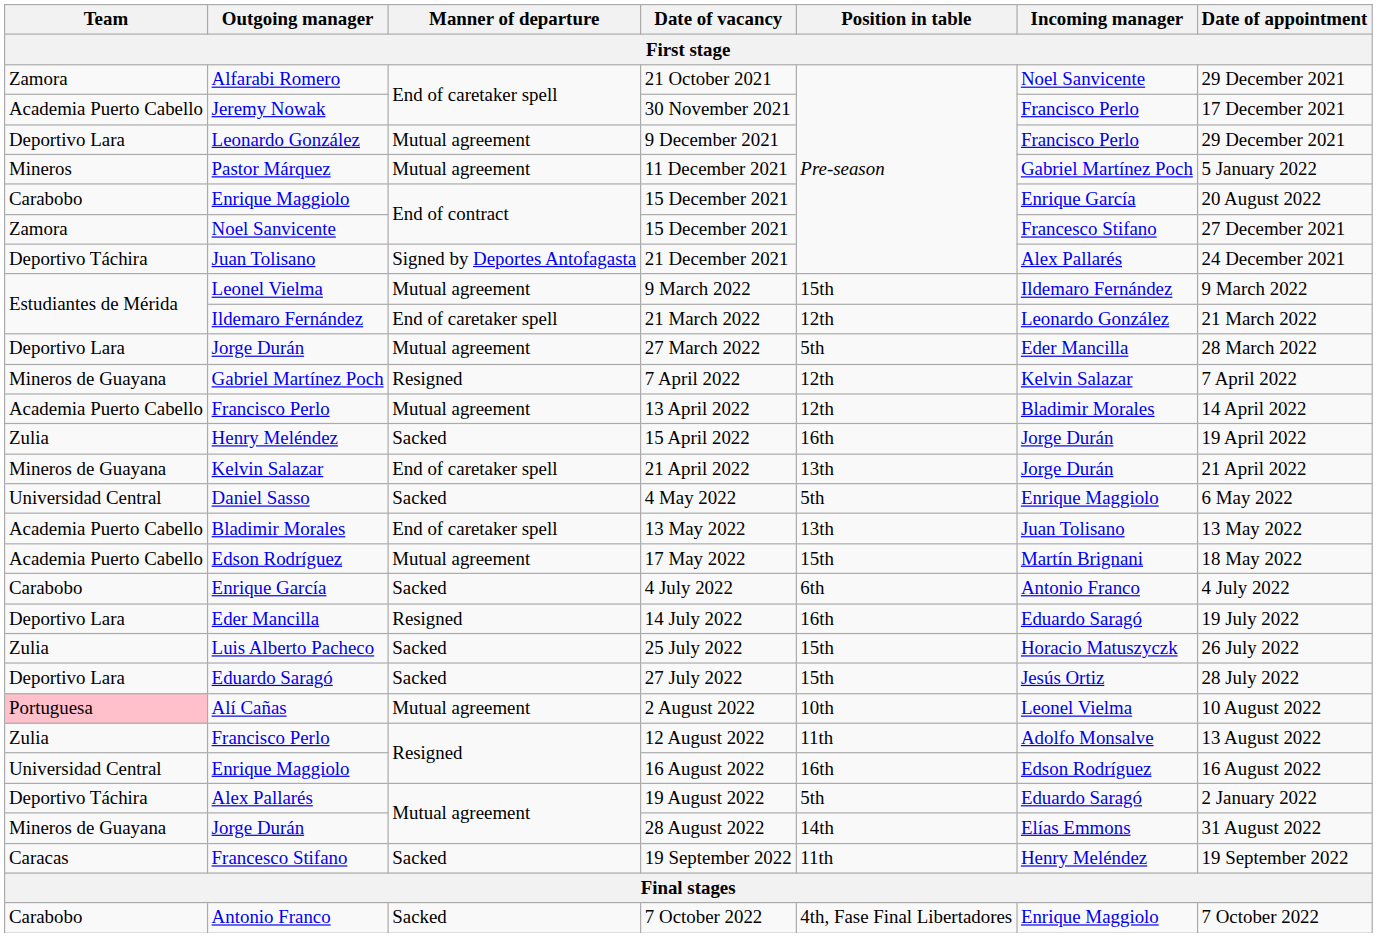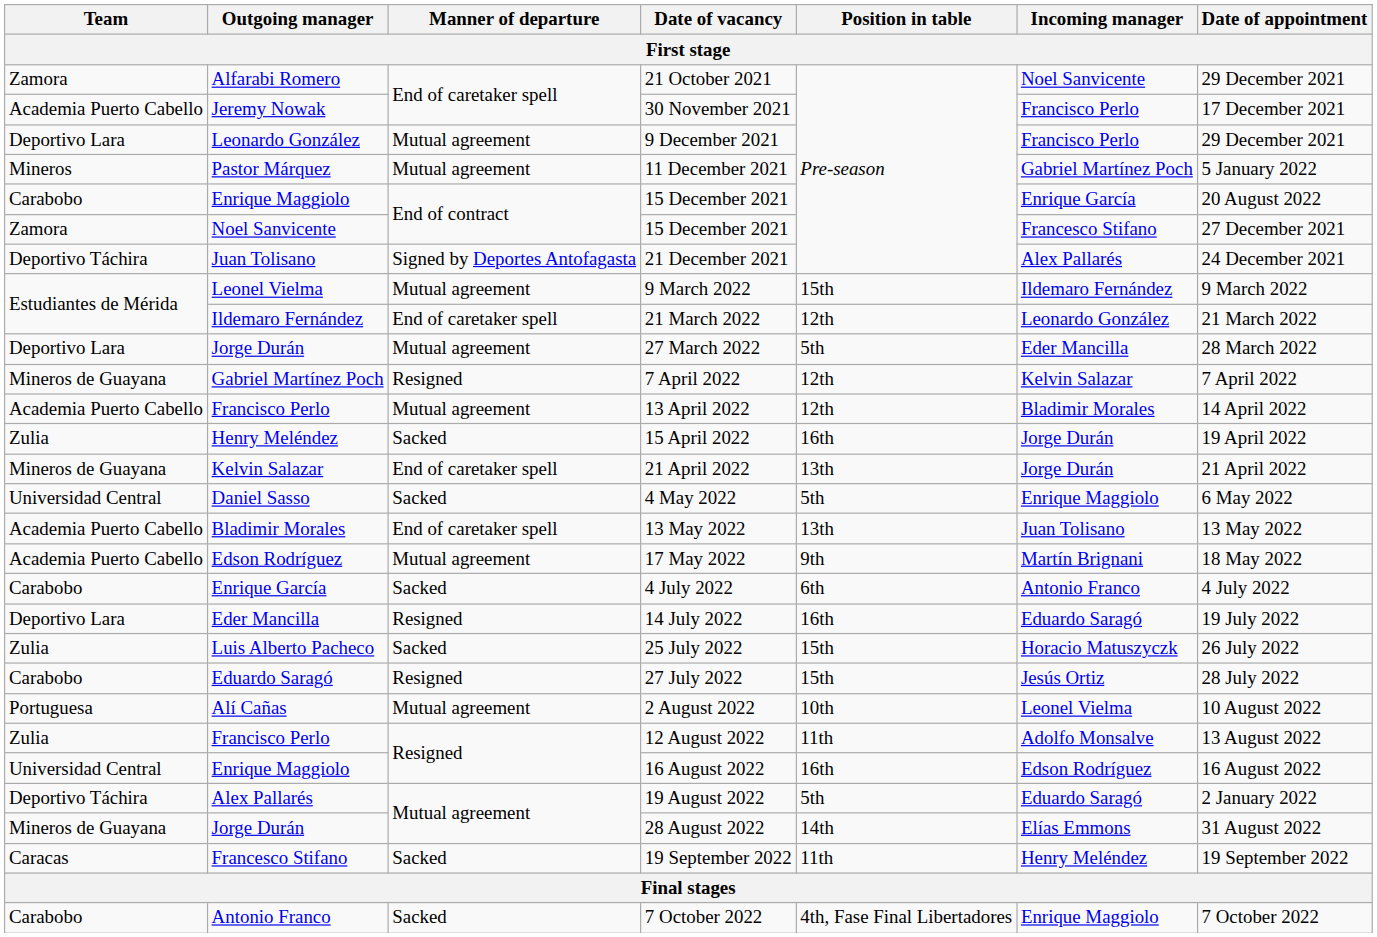(817, 558) 15th -> (812, 558) 9th
(67, 678) Deportivo Lara -> (46, 678) Carabobo
(420, 678) Sacked -> (427, 678) Resigned
(51, 708) pink background -> (51, 708) no background
